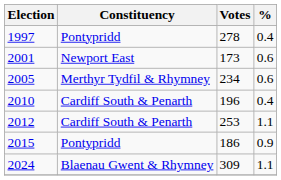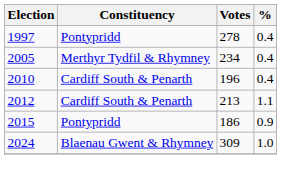- row: (21, 57)
(265, 79) 0.6 -> (265, 57) 0.4
(230, 121) 253 -> (230, 100) 213
(265, 164) 1.1 -> (265, 143) 1.0
